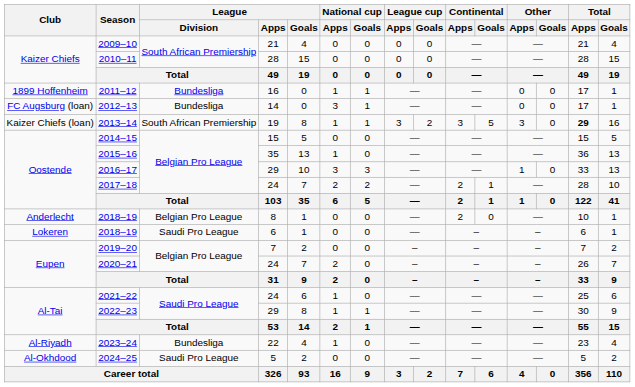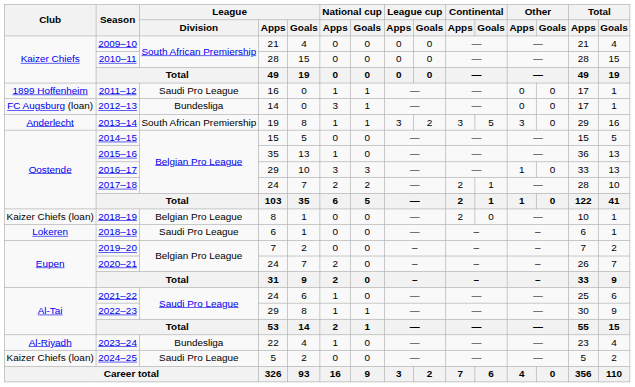(199, 91) Bundesliga -> (199, 91) Saudi Pro League
(50, 122) Kaizer Chiefs (loan) -> (50, 122) Anderlecht
(583, 122) bold -> (583, 122) normal
(50, 216) Anderlecht -> (50, 216) Kaizer Chiefs (loan)
(50, 358) Al-Okhdood -> (50, 358) Kaizer Chiefs (loan)
